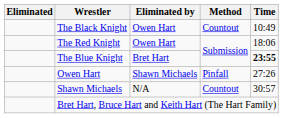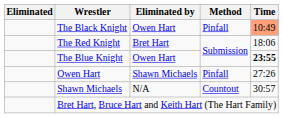(221, 27) Countout -> (215, 27) Pinfall
(264, 27) no background -> (264, 27) lightsalmon background
(154, 43) Owen Hart -> (151, 43) Bret Hart
(151, 58) Bret Hart -> (154, 58) Owen Hart
